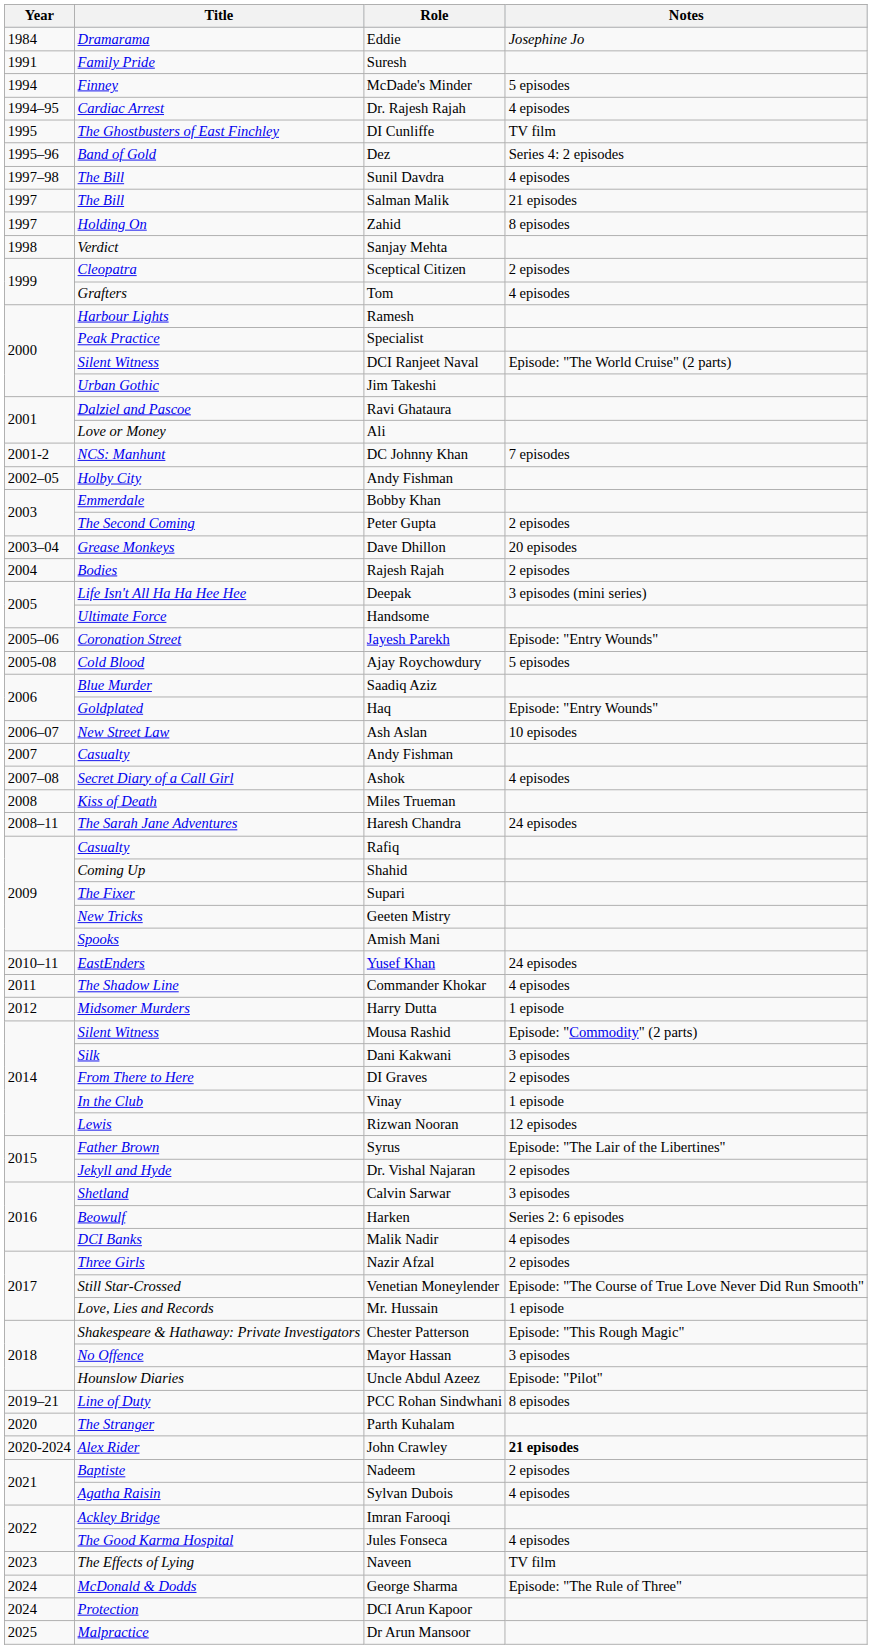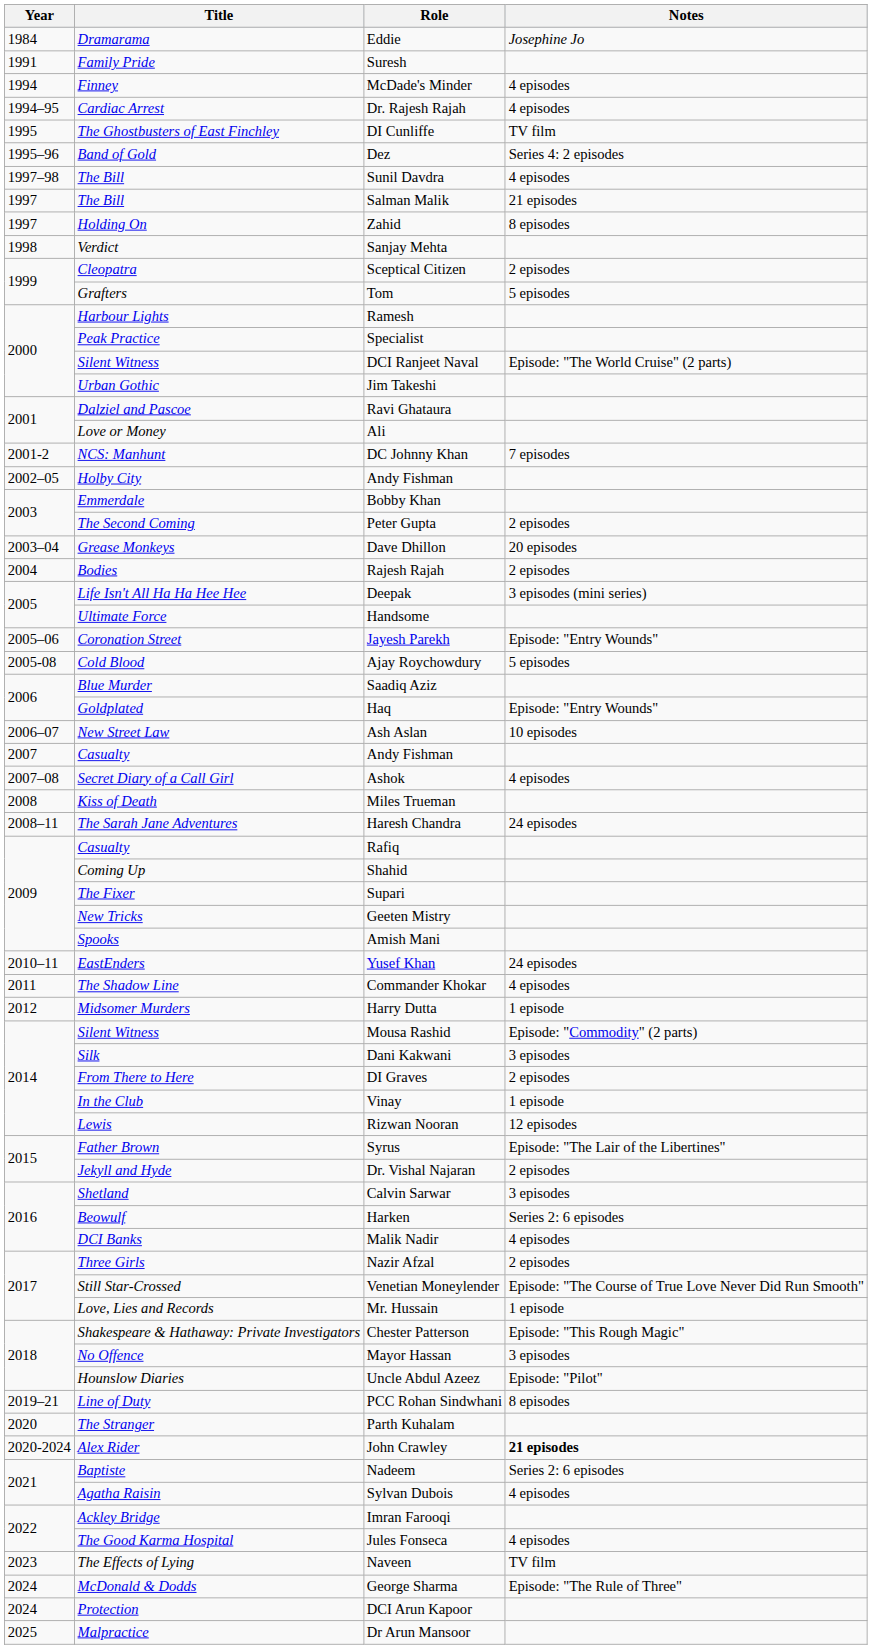(539, 85) 5 episodes -> (539, 85) 4 episodes
(539, 293) 4 episodes -> (539, 293) 5 episodes
(539, 1470) 2 episodes -> (566, 1470) Series 2: 6 episodes
